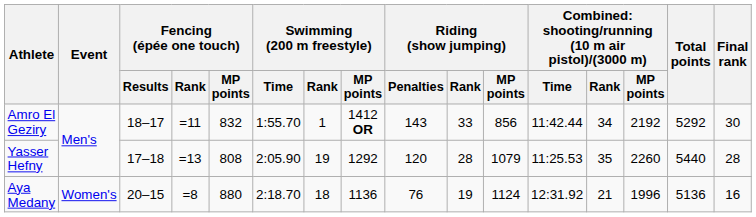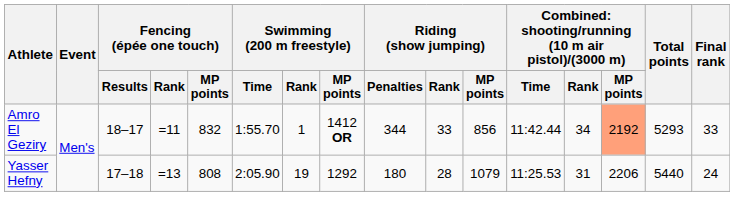(416, 123) 143 -> (395, 130) 344
(645, 123) no background -> (624, 130) lightsalmon background
(691, 123) 5292 -> (669, 130) 5293
(733, 123) 30 -> (711, 130) 33
(416, 159) 120 -> (395, 174) 180
(605, 159) 35 -> (583, 174) 31
(645, 159) 2260 -> (624, 174) 2206
(733, 159) 28 -> (711, 174) 24
- row: (31, 195)
